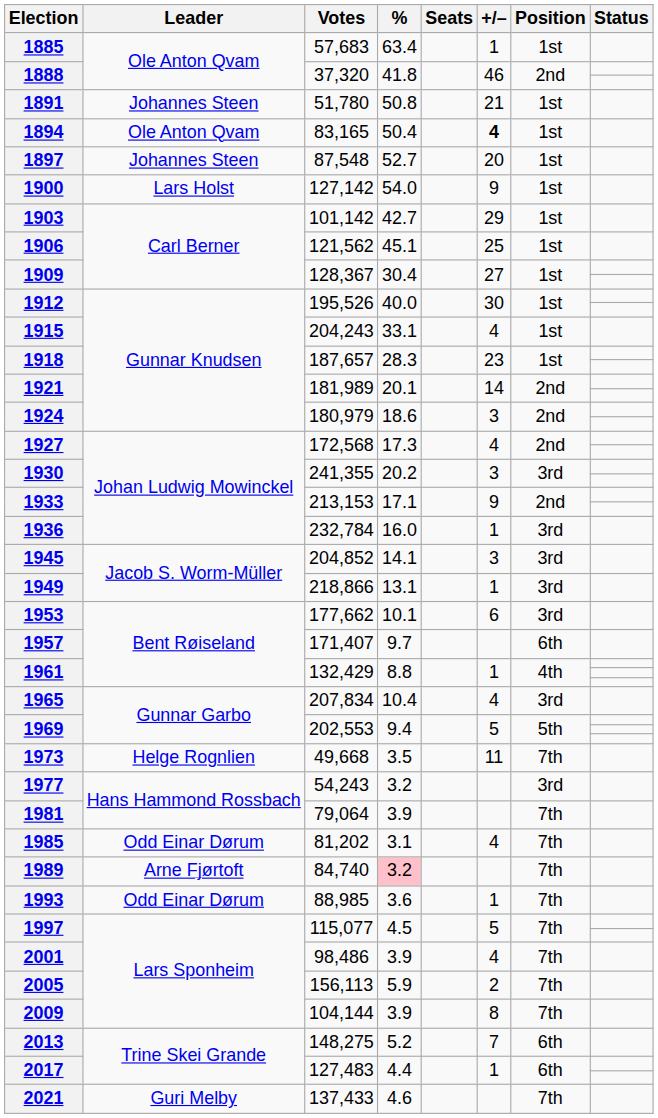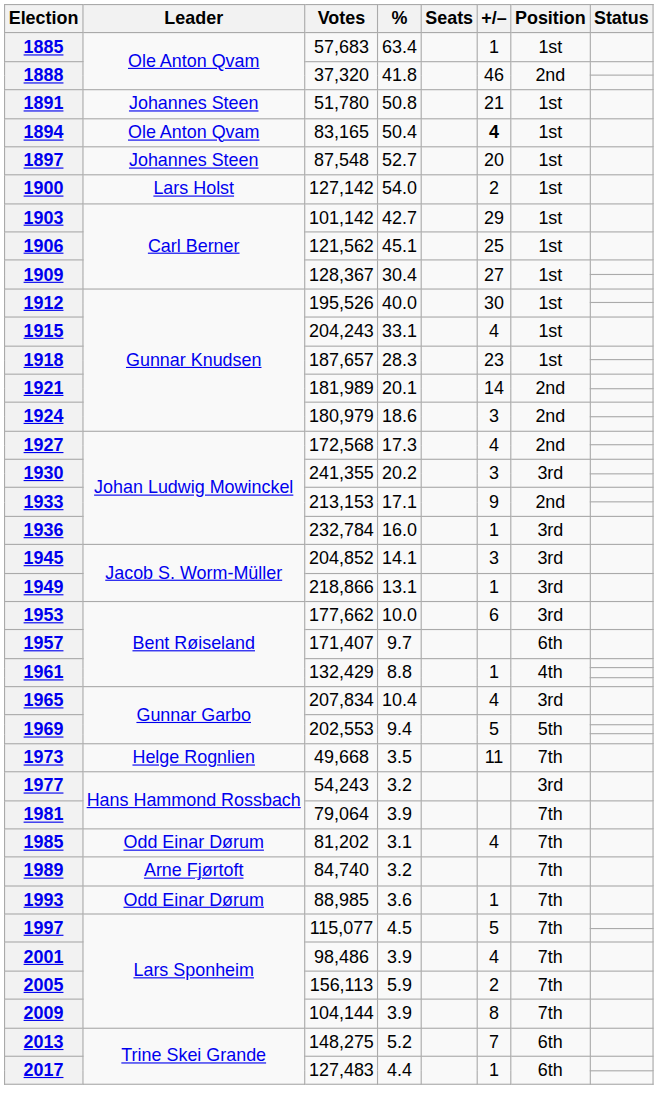(494, 189) 9 -> (494, 189) 2
(400, 615) 10.1 -> (400, 615) 10.0
(400, 871) pink background -> (400, 871) no background
- row: (44, 1098)
